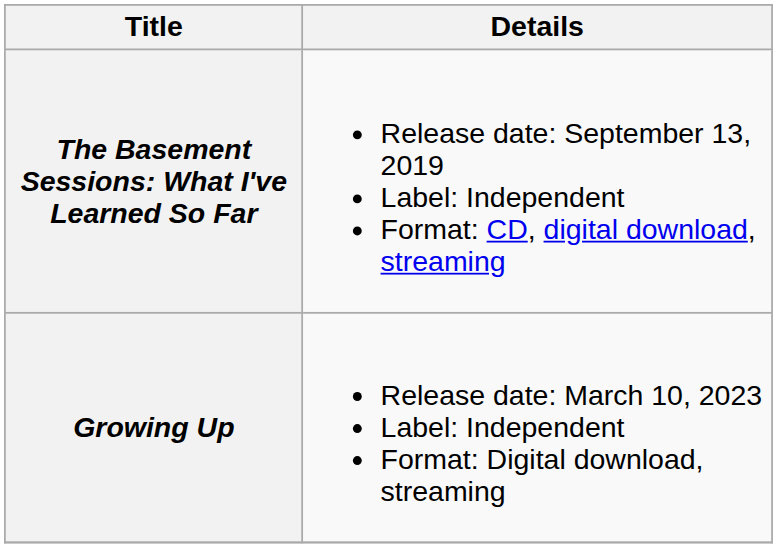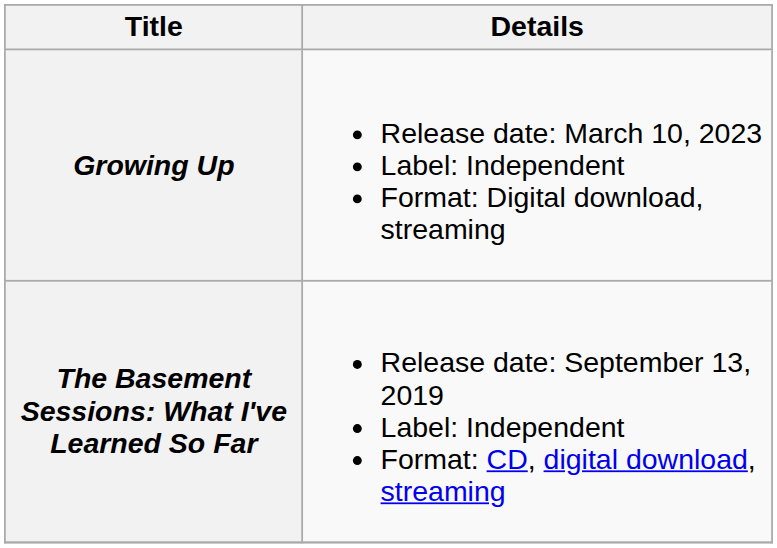rows swapped: (154, 180) <-> (154, 427)
